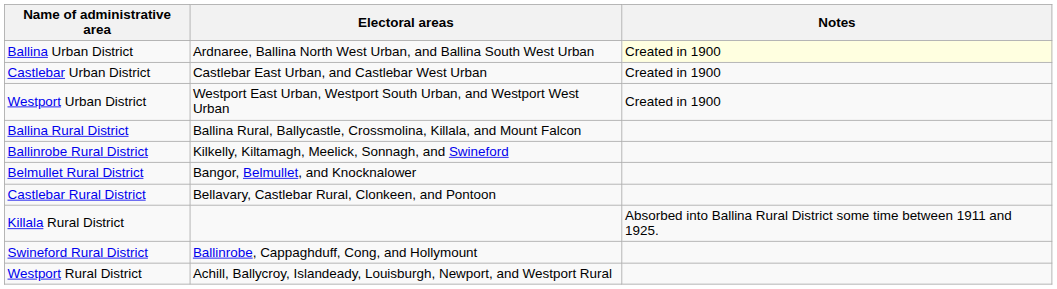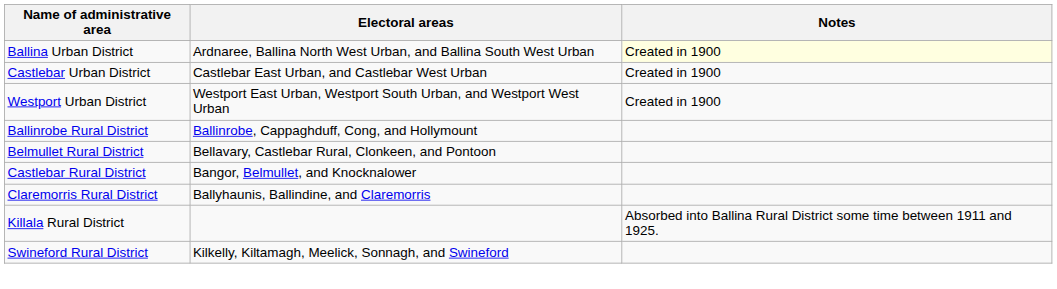- row: (68, 130)
(351, 151) Kilkelly, Kiltamagh, Meelick, Sonnagh, and Swineford -> (335, 130) Ballinrobe, Cappaghduff, Cong, and Hollymount
(305, 173) Bangor, Belmullet, and Knocknalower -> (344, 151) Bellavary, Castlebar Rural, Clonkeen, and Pontoon
(344, 194) Bellavary, Castlebar Rural, Clonkeen, and Pontoon -> (305, 173) Bangor, Belmullet, and Knocknalower
+ row: (83, 194)
(335, 252) Ballinrobe, Cappaghduff, Cong, and Hollymount -> (351, 252) Kilkelly, Kiltamagh, Meelick, Sonnagh, and Swineford
- row: (75, 273)
